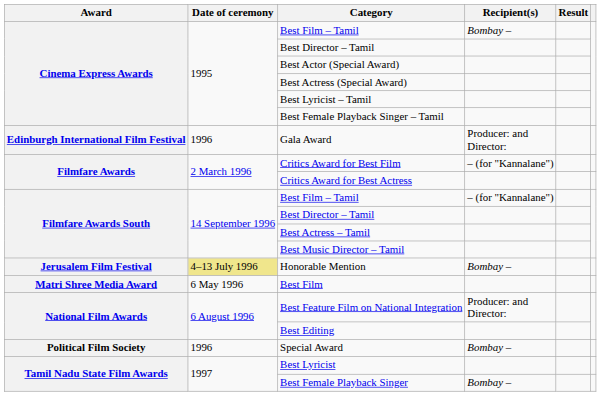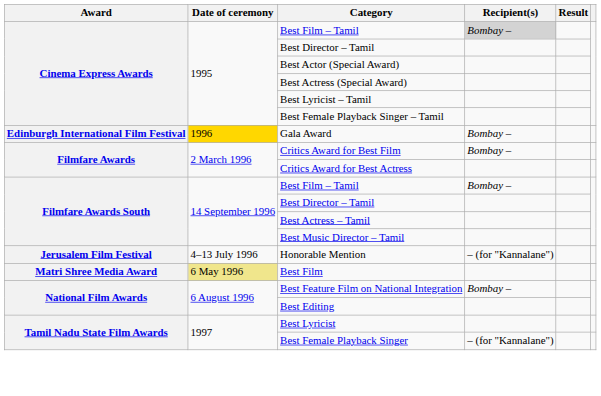(489, 30) no background -> (489, 30) lightgrey background
(201, 140) no background -> (201, 133) gold background
(498, 140) Producer: and Director: -> (489, 133) Bombay –
(510, 163) – (for "Kannalane") -> (489, 151) Bombay –
(510, 197) – (for "Kannalane") -> (489, 185) Bombay –
(224, 266) khaki background -> (224, 254) no background
(489, 266) Bombay – -> (510, 254) – (for "Kannalane")
(217, 284) no background -> (217, 271) khaki background
(498, 307) Producer: and Director: -> (489, 289) Bombay –
- row: (96, 348)
(489, 382) Bombay – -> (510, 340) – (for "Kannalane")
